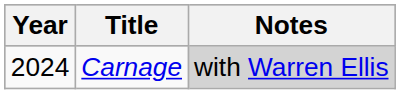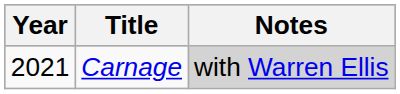(40, 66) 2024 -> (40, 66) 2021
